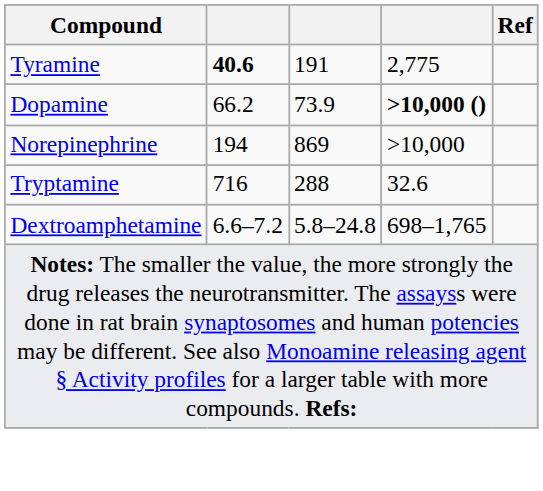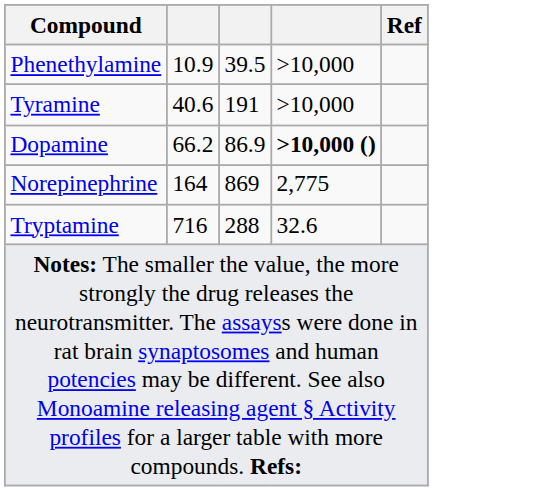+ row: (86, 64)
(233, 64) bold -> (193, 104) normal
(413, 64) 2,775 -> (315, 104) >10,000
(314, 104) 73.9 -> (245, 144) 86.9
(230, 144) 194 -> (190, 184) 164
(426, 144) >10,000 -> (303, 184) 2,775
- row: (106, 224)
